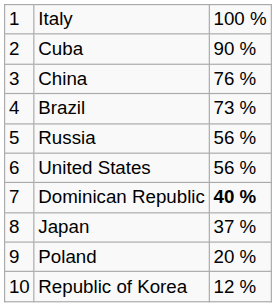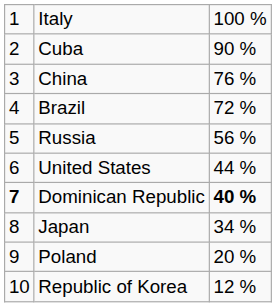(235, 108) 73 % -> (235, 108) 72 %
(235, 167) 56 % -> (235, 167) 44 %
(14, 197) normal -> (14, 197) bold
(235, 227) 37 % -> (235, 227) 34 %
